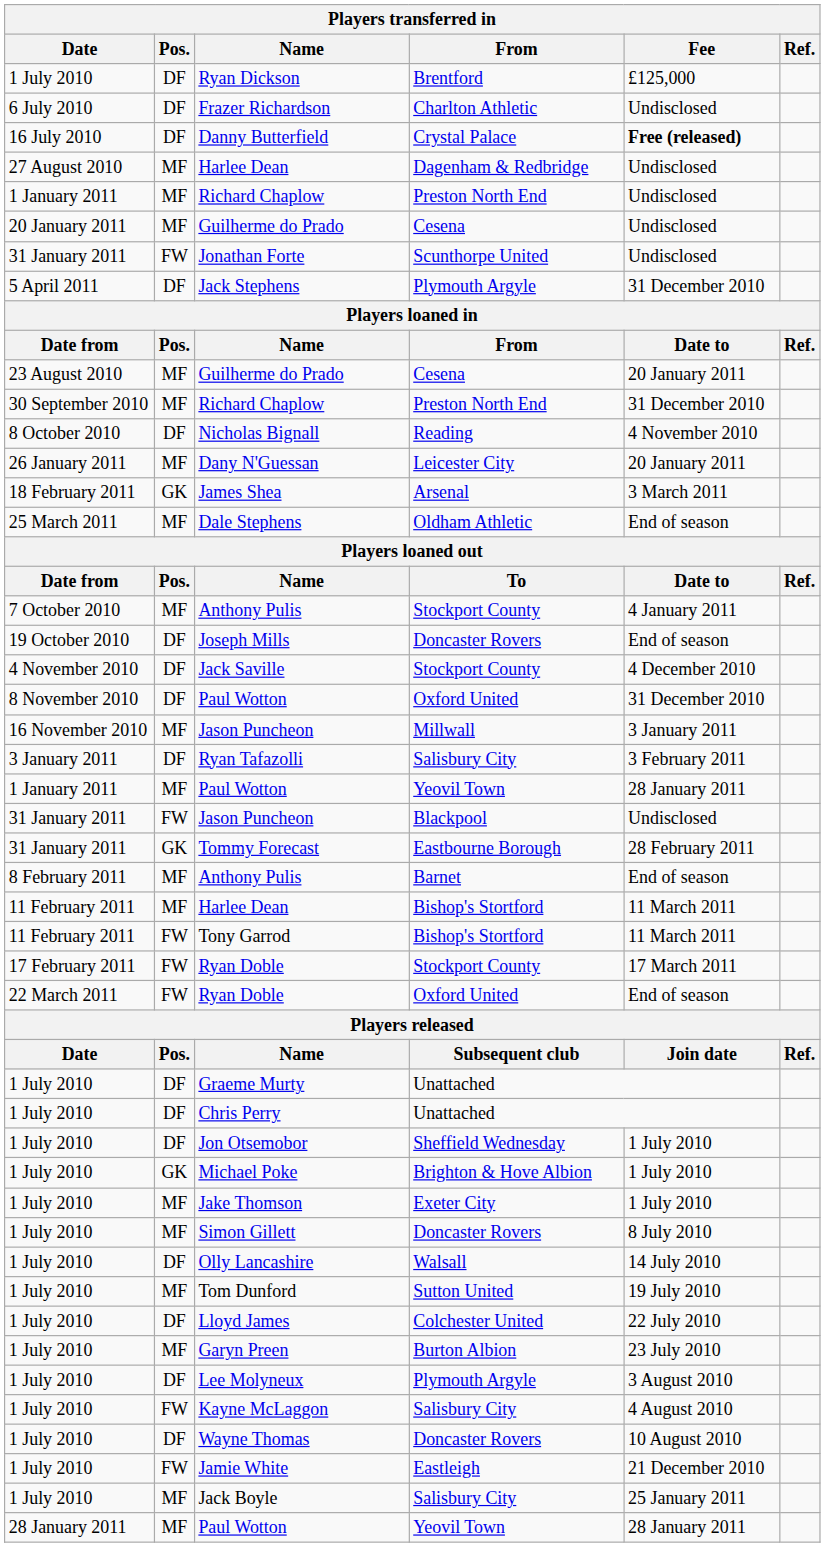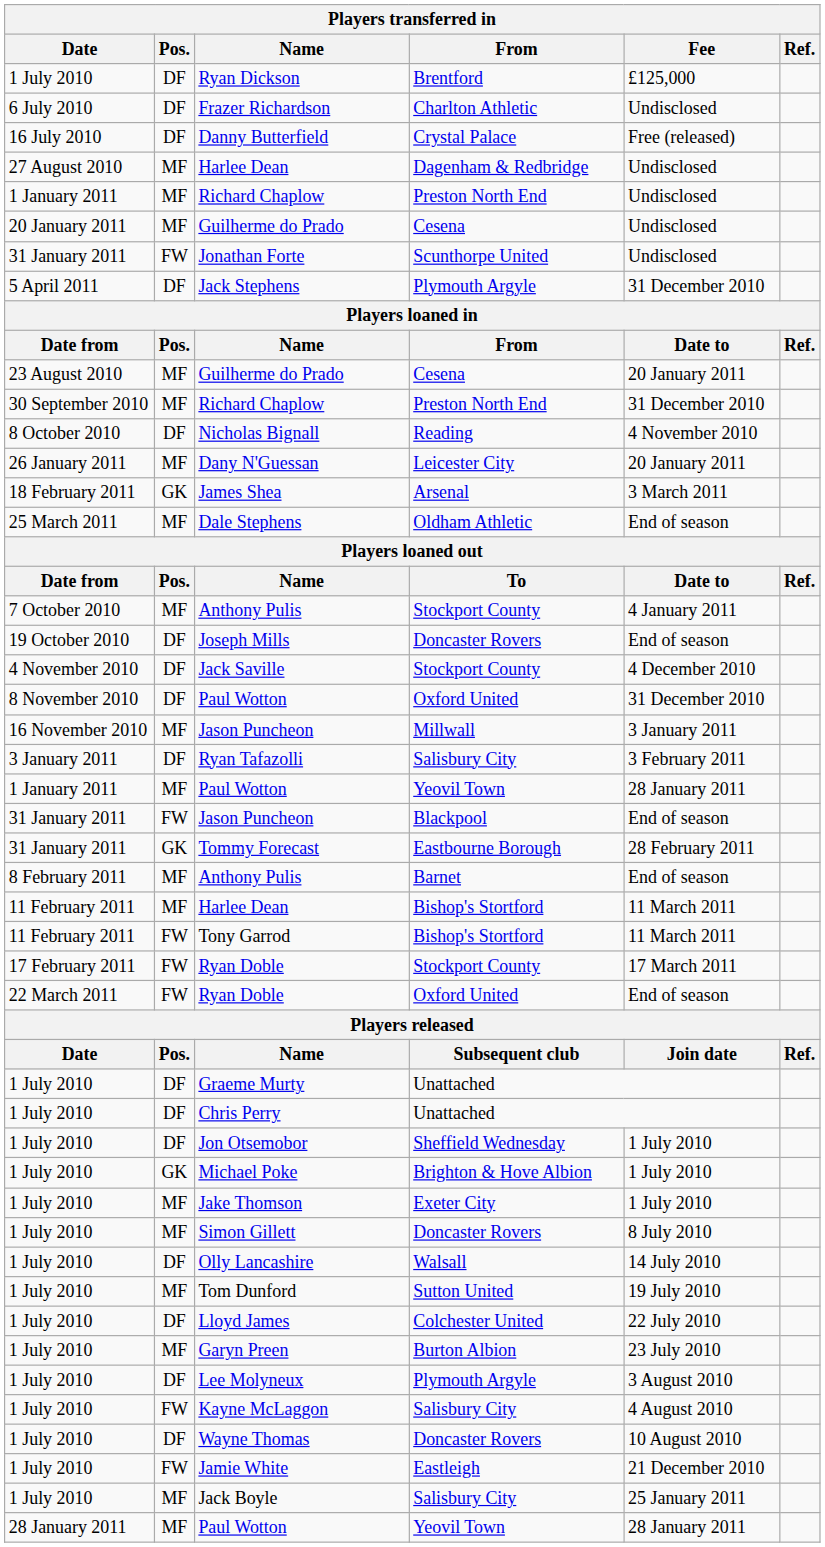(685, 137) bold -> (682, 137) normal
(672, 817) Undisclosed -> (678, 817) End of season
